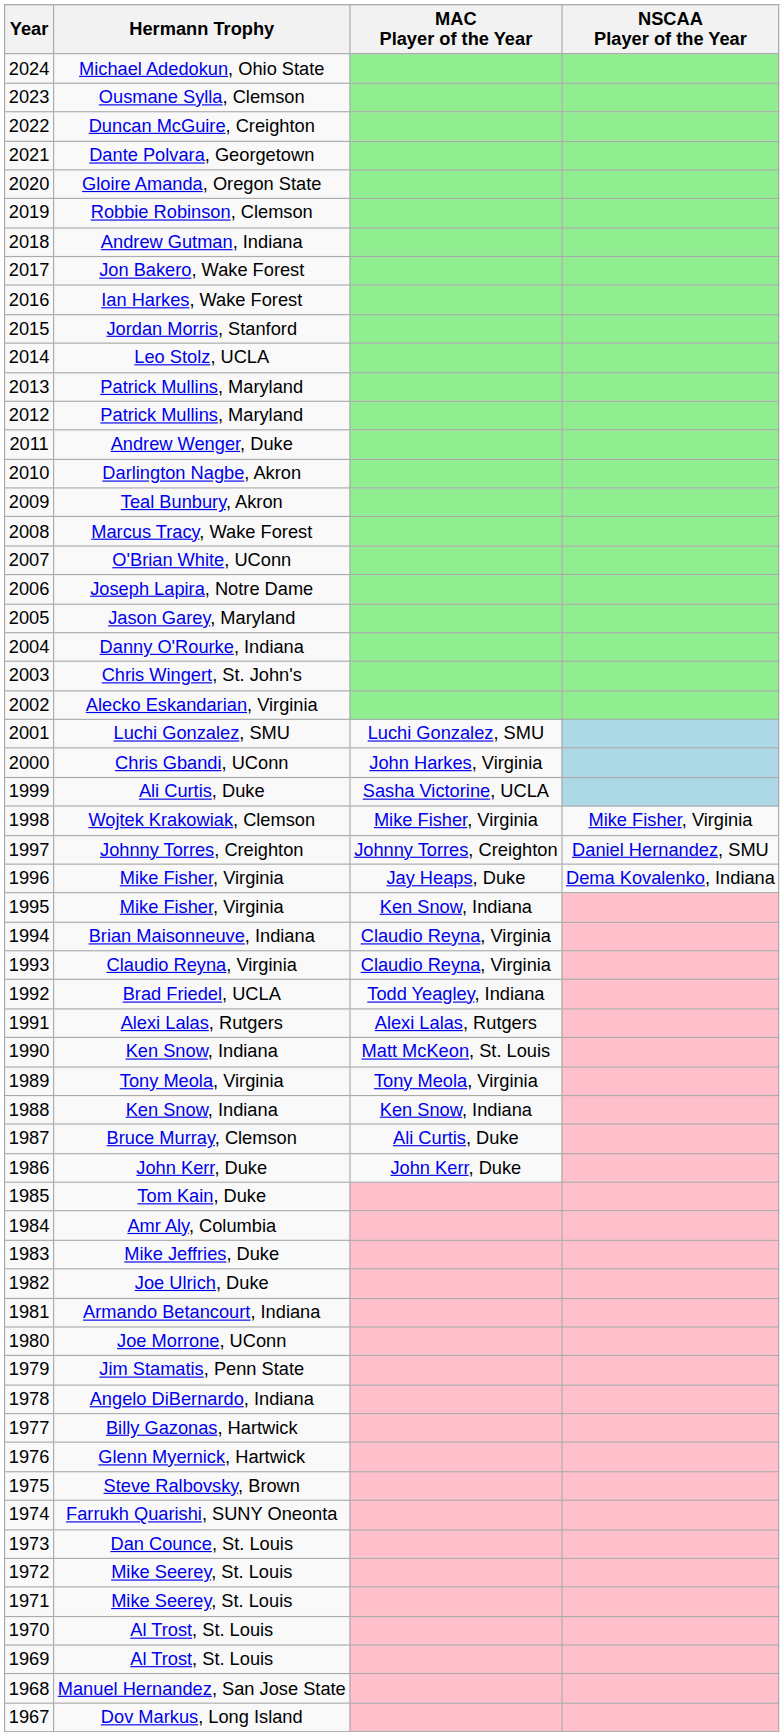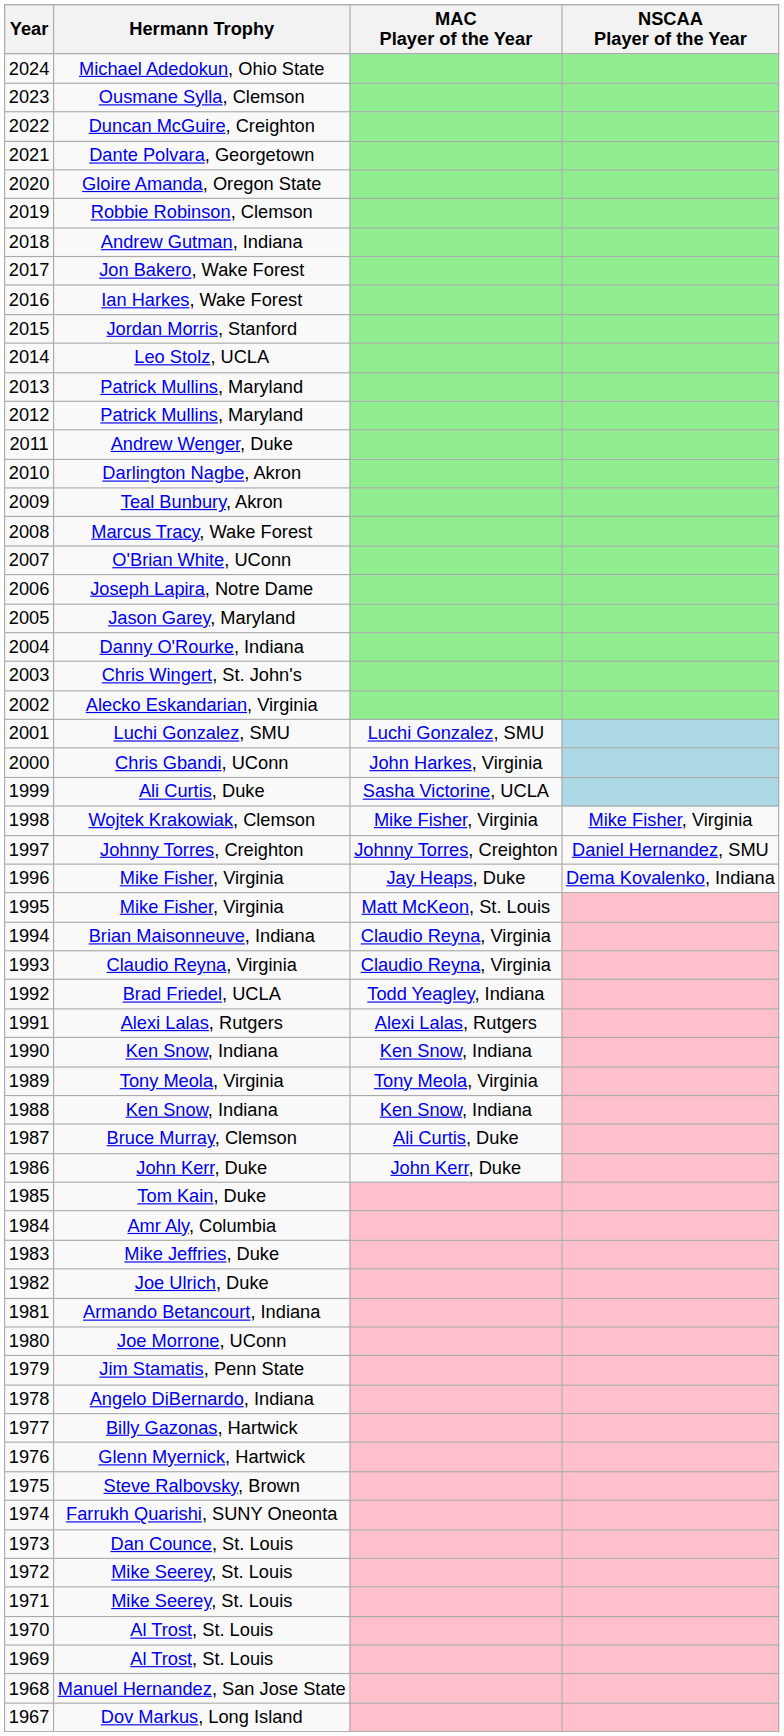(456, 907) Ken Snow, Indiana -> (456, 907) Matt McKeon, St. Louis
(456, 1051) Matt McKeon, St. Louis -> (456, 1051) Ken Snow, Indiana
